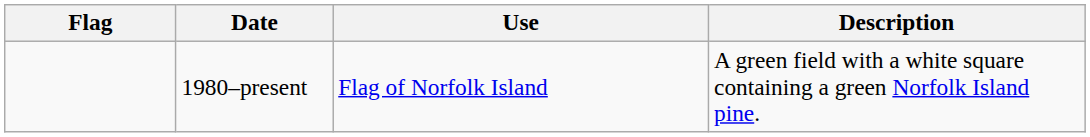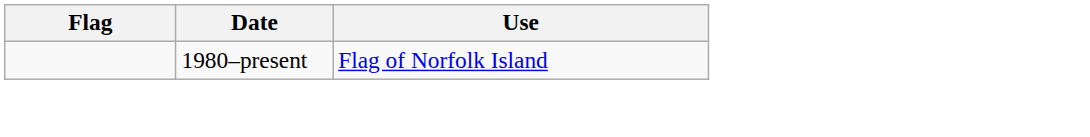- column: (897, 23)
